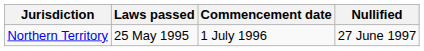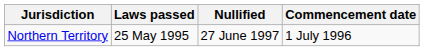columns swapped: (266, 14) <-> (377, 14)
